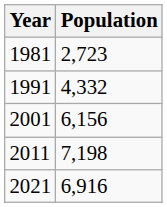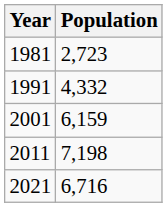(84, 119) 6,156 -> (84, 119) 6,159
(84, 185) 6,916 -> (84, 185) 6,716
